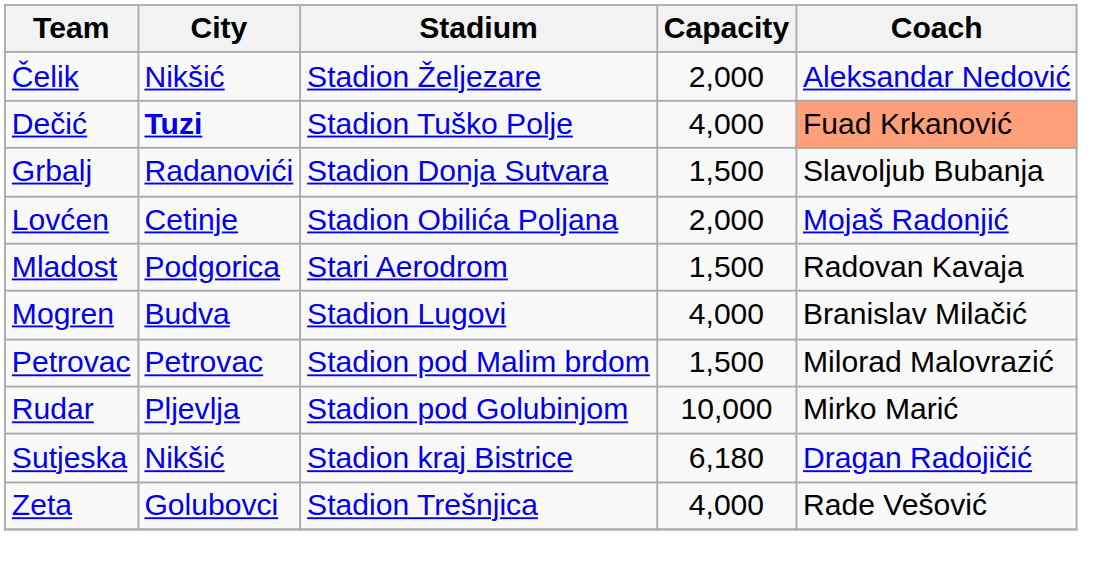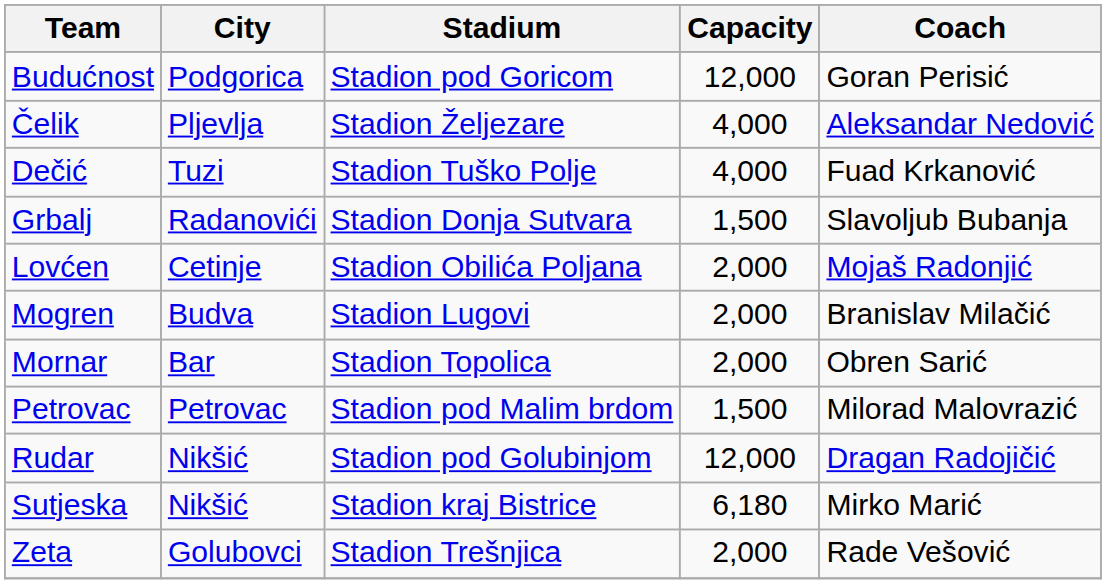+ row: (83, 76)
(185, 76) Nikšić -> (216, 123) Pljevlja
(726, 76) 2,000 -> (750, 123) 4,000
(173, 123) bold -> (196, 171) normal
(908, 123) lightsalmon background -> (931, 171) no background
- row: (65, 266)
(726, 314) 4,000 -> (750, 314) 2,000
+ row: (60, 362)
(192, 409) Pljevlja -> (208, 457) Nikšić
(726, 409) 10,000 -> (750, 457) 12,000
(881, 409) Mirko Marić -> (941, 457) Dragan Radojičić
(918, 457) Dragan Radojičić -> (904, 505) Mirko Marić
(726, 505) 4,000 -> (750, 553) 2,000
